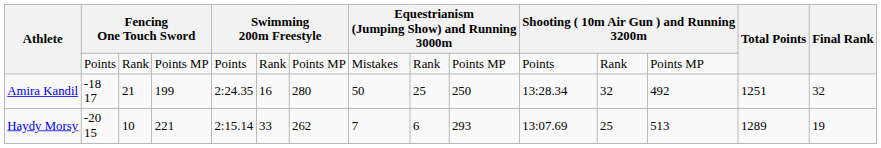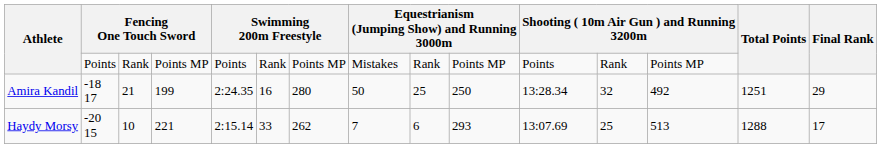(819, 91) 32 -> (819, 91) 29
(754, 125) 1289 -> (754, 125) 1288
(819, 125) 19 -> (819, 125) 17
